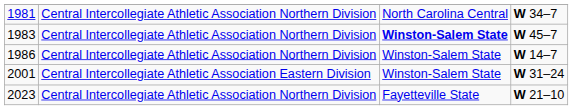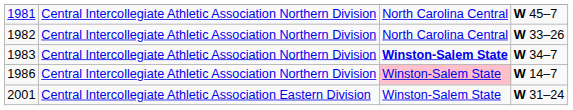(536, 14) W 34–7 -> (536, 14) W 45–7
+ row: (21, 34)
(536, 34) W 45–7 -> (536, 54) W 34–7
(442, 54) no background -> (442, 74) pink background
- row: (21, 94)
